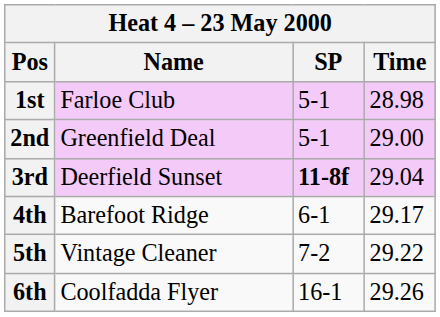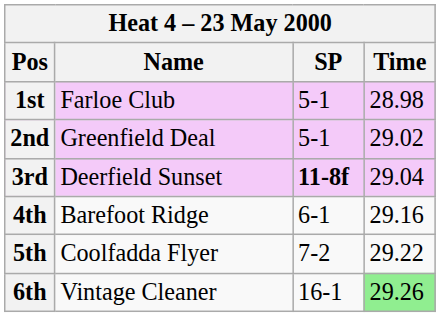(397, 138) 29.00 -> (397, 138) 29.02
(397, 215) 29.17 -> (397, 215) 29.16
(139, 253) Vintage Cleaner -> (139, 253) Coolfadda Flyer
(139, 291) Coolfadda Flyer -> (139, 291) Vintage Cleaner
(397, 291) no background -> (397, 291) lightgreen background
